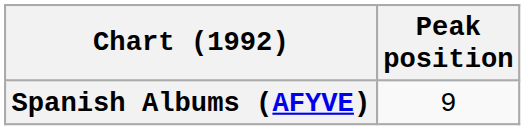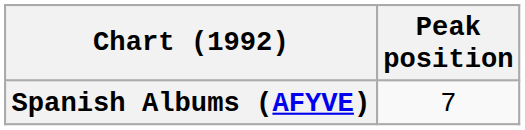(448, 103) 9 -> (448, 103) 7
